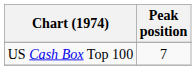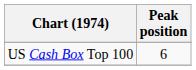(164, 53) 7 -> (164, 53) 6
